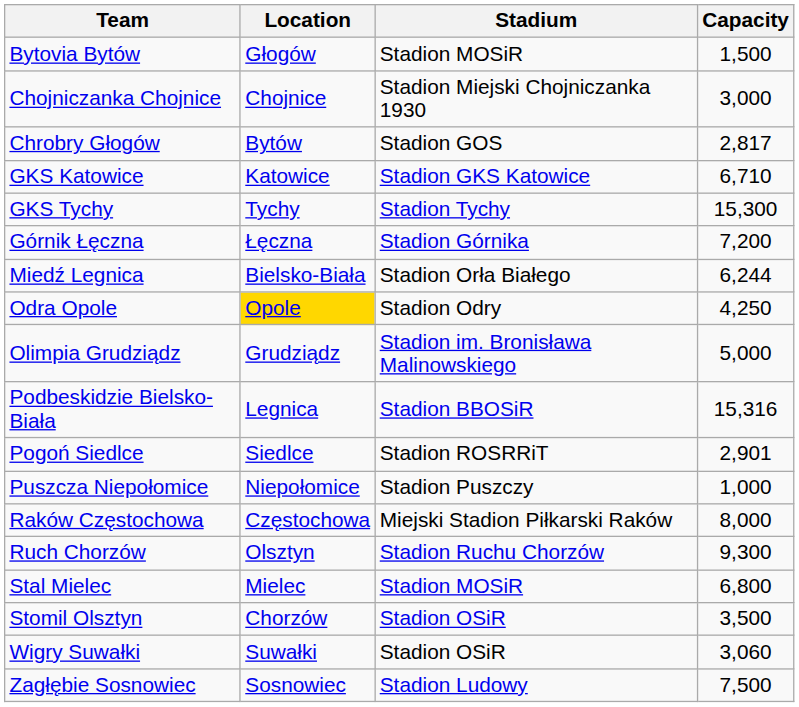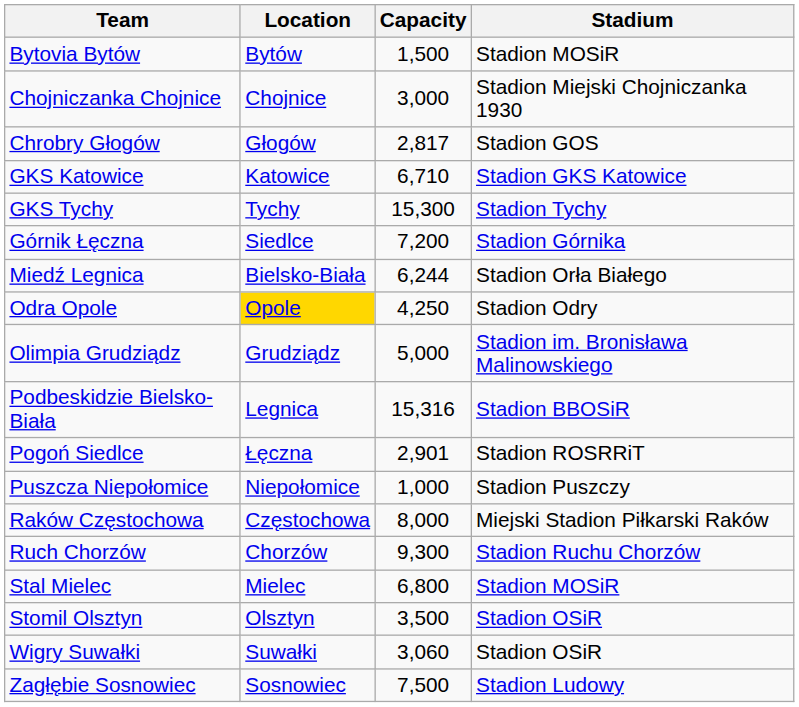columns swapped: (536, 20) <-> (746, 20)
(281, 53) Głogów -> (274, 53) Bytów
(274, 143) Bytów -> (281, 143) Głogów
(279, 242) Łęczna -> (279, 242) Siedlce
(279, 454) Siedlce -> (279, 454) Łęczna
(280, 553) Olsztyn -> (286, 553) Chorzów
(286, 618) Chorzów -> (280, 618) Olsztyn
